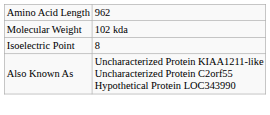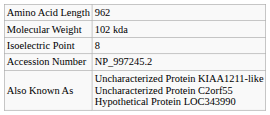+ row: (46, 62)
